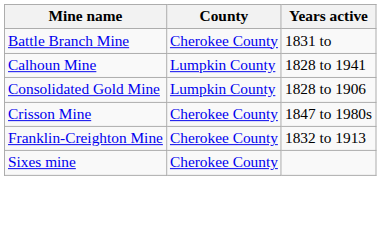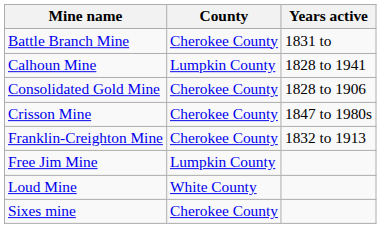(223, 89) Lumpkin County -> (224, 89) Cherokee County
+ row: (53, 162)
+ row: (42, 187)
